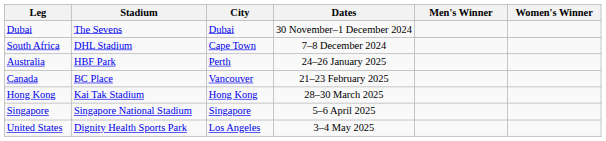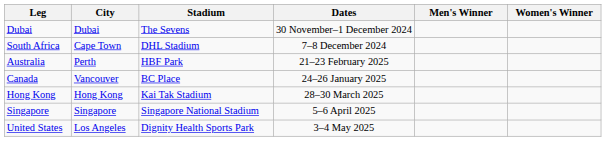columns swapped: (139, 12) <-> (240, 12)
(344, 62) 24–26 January 2025 -> (344, 62) 21–23 February 2025
(344, 78) 21–23 February 2025 -> (344, 78) 24–26 January 2025
